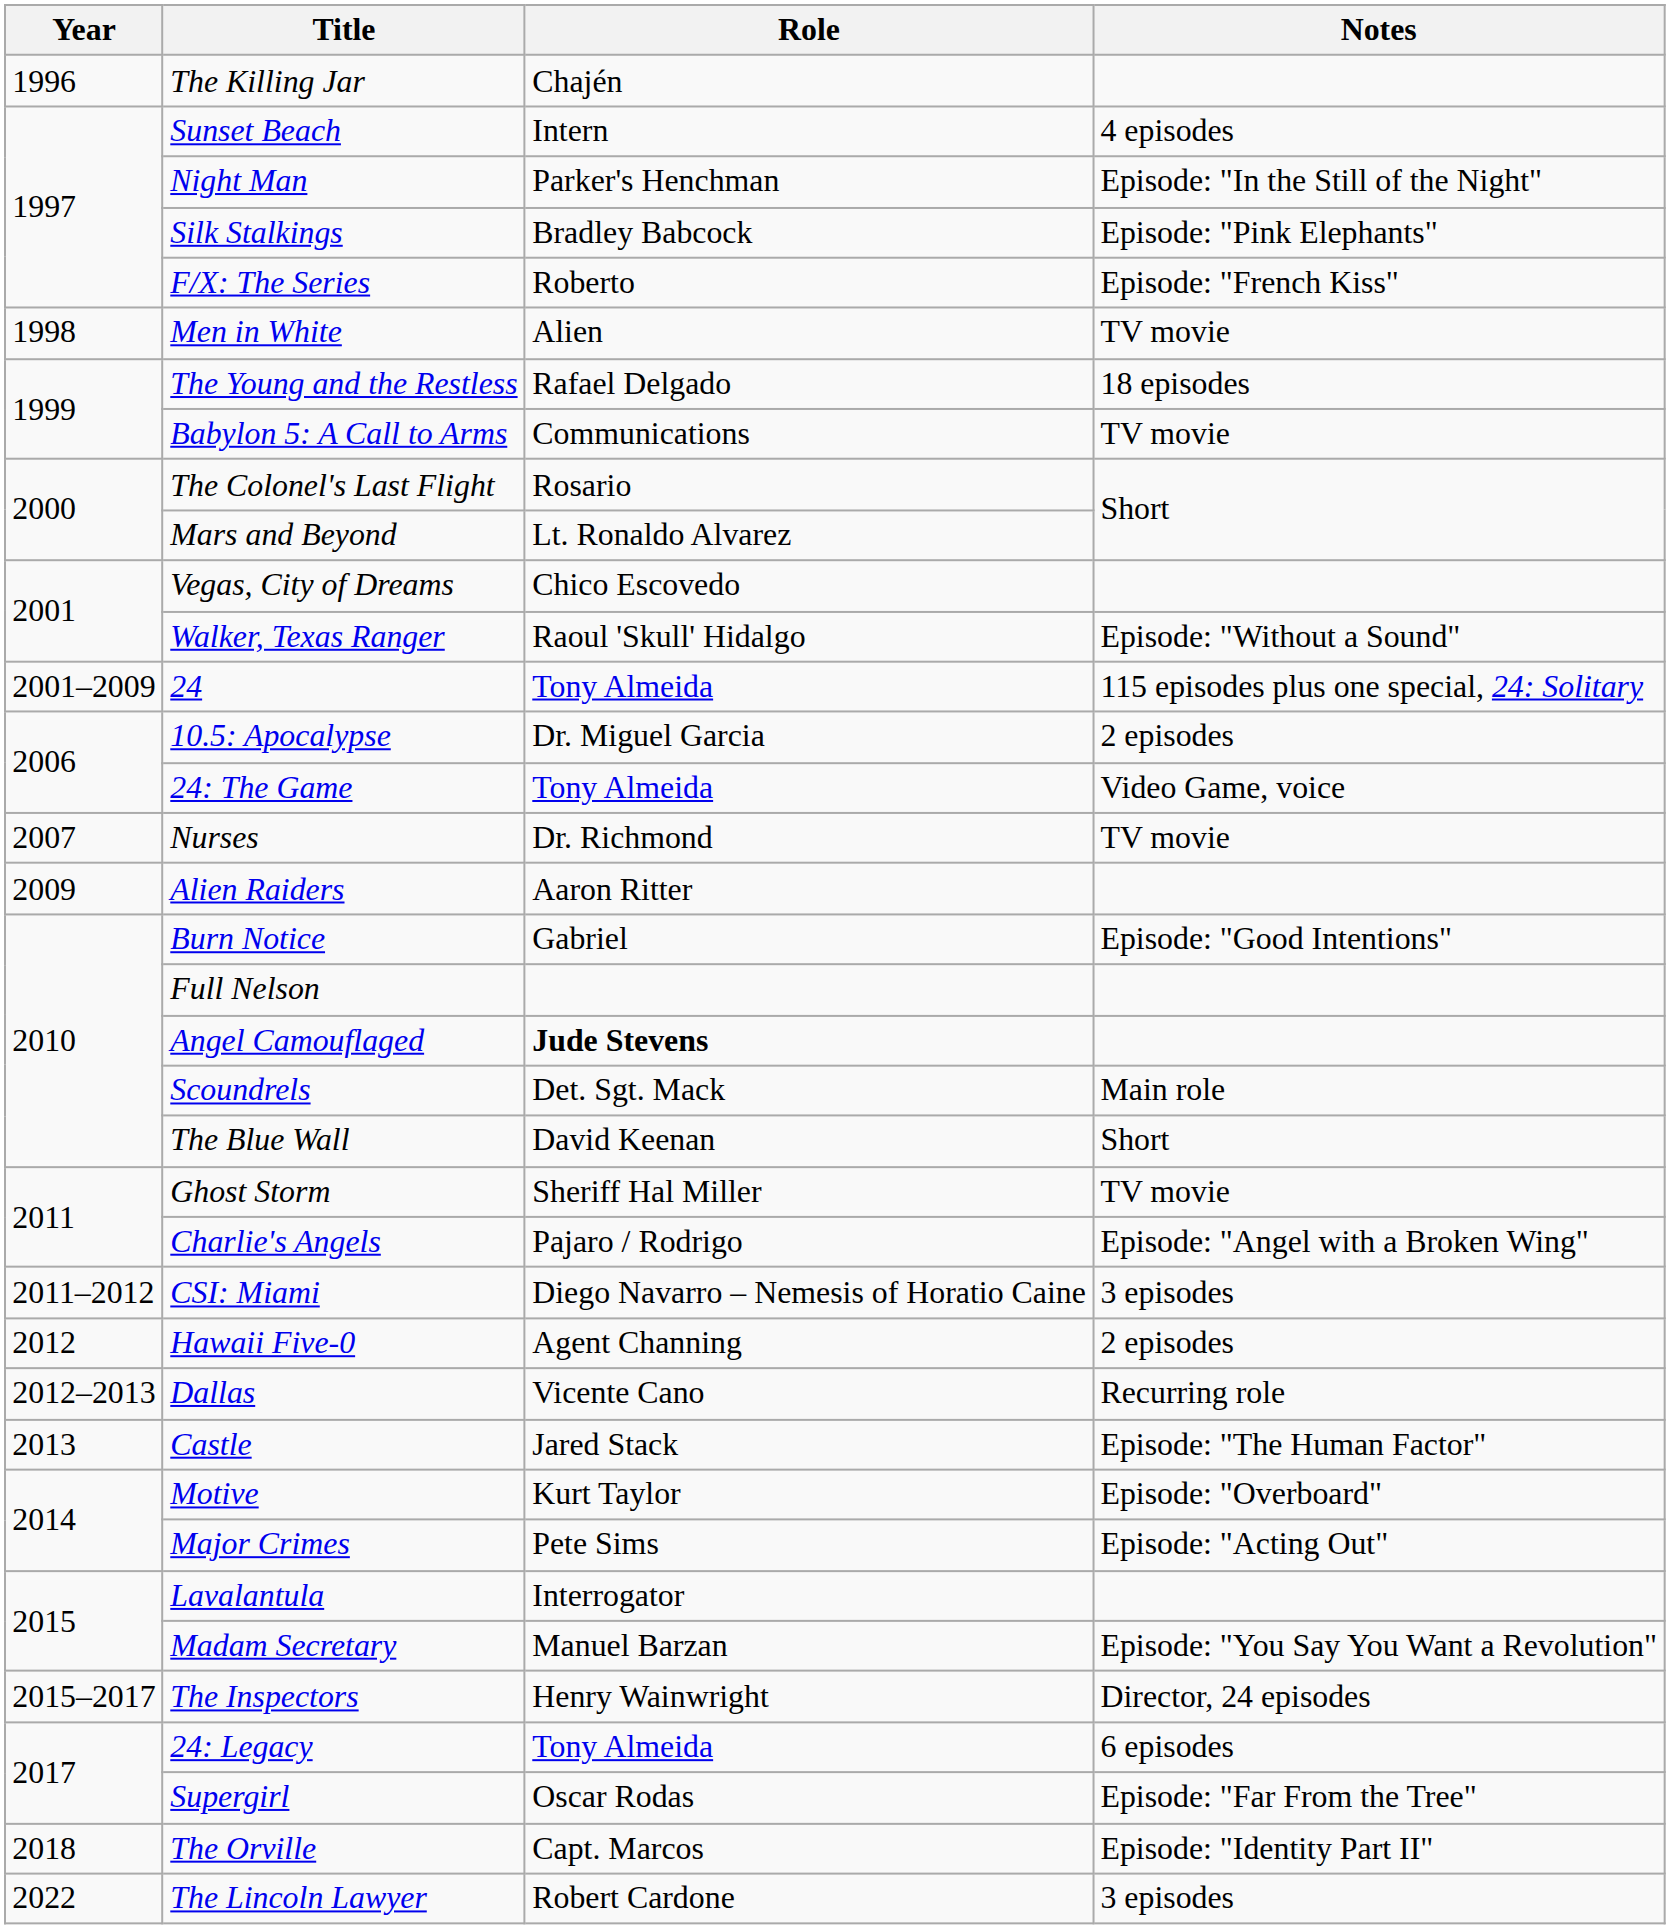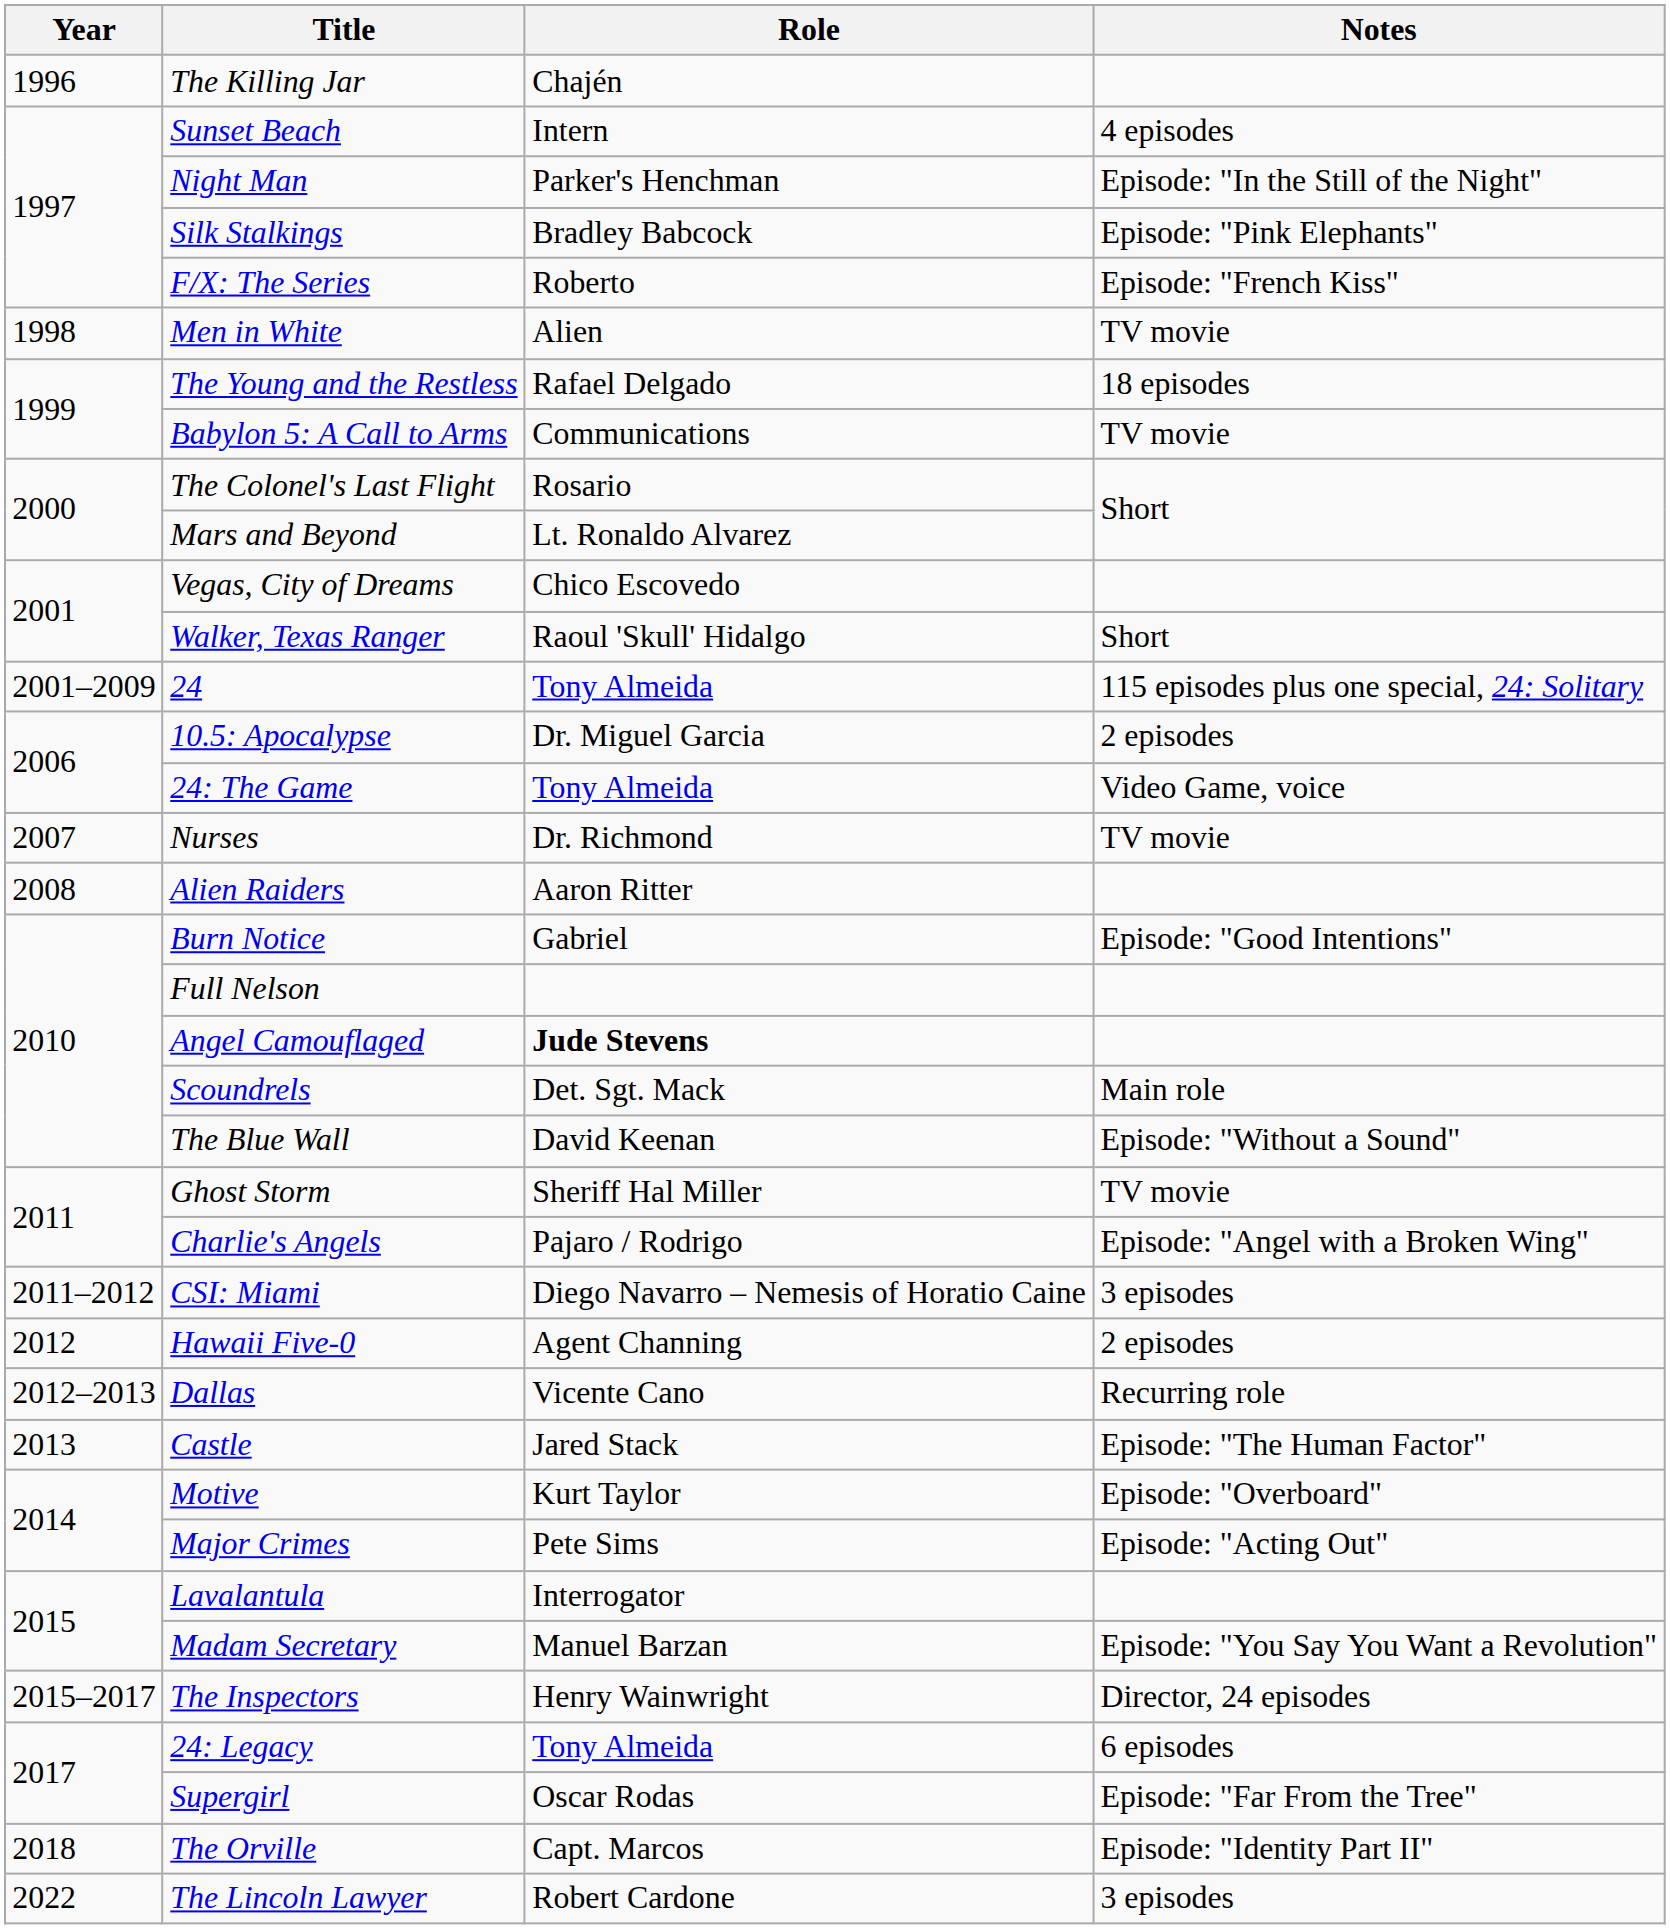(1280, 635) Episode: "Without a Sound" -> (1135, 635) Short
(44, 888) 2009 -> (44, 888) 2008
(1135, 1140) Short -> (1280, 1140) Episode: "Without a Sound"
